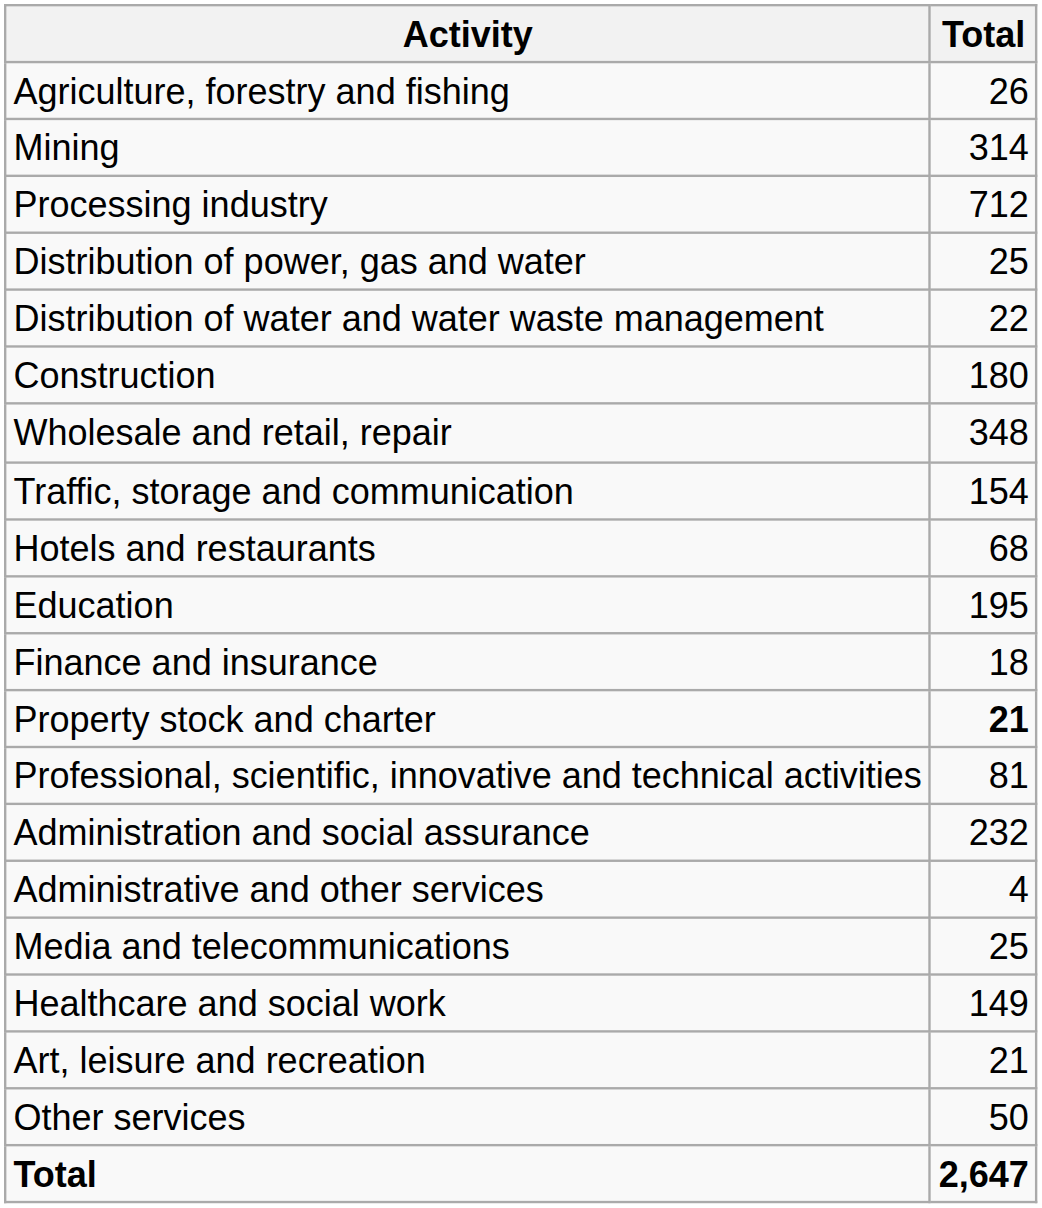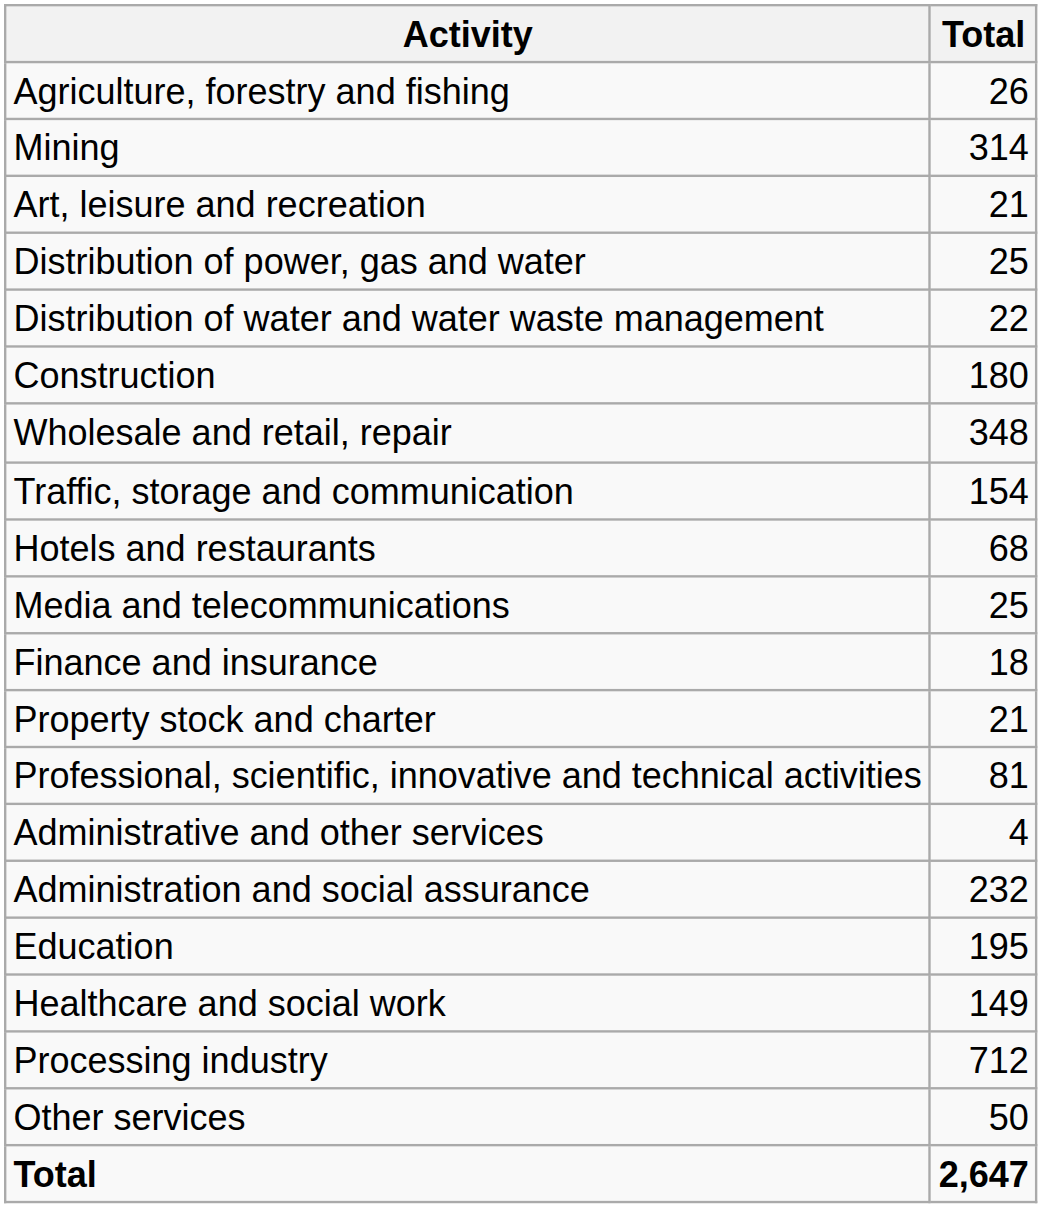rows swapped: (171, 205) <-> (220, 1060)
rows swapped: (262, 946) <-> (94, 604)
(1009, 718) bold -> (1009, 718) normal
rows swapped: (279, 889) <-> (302, 832)
